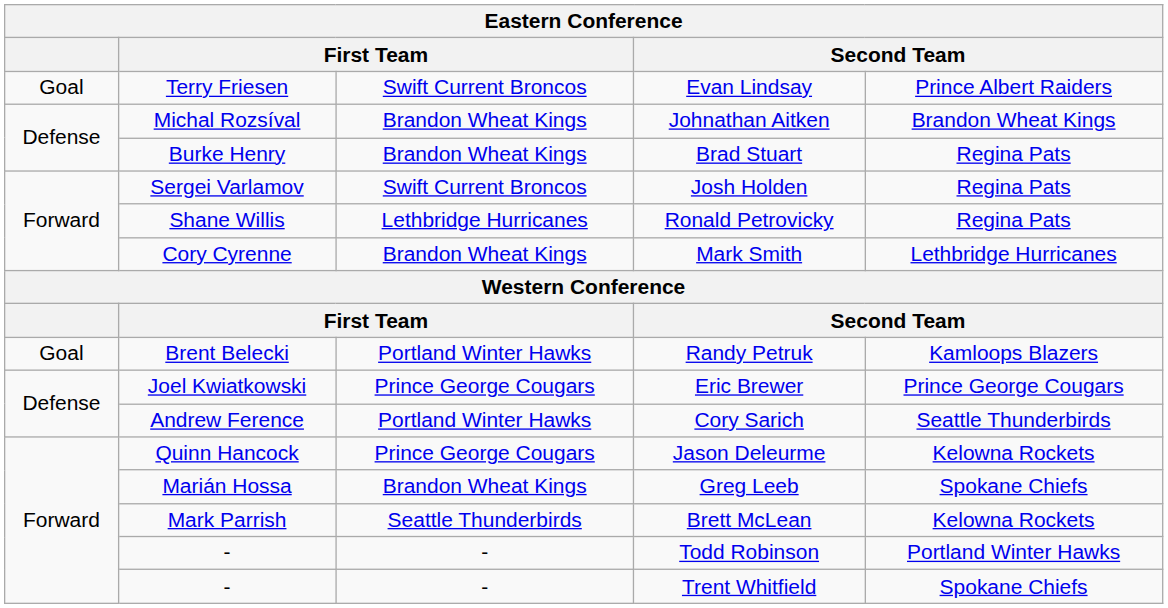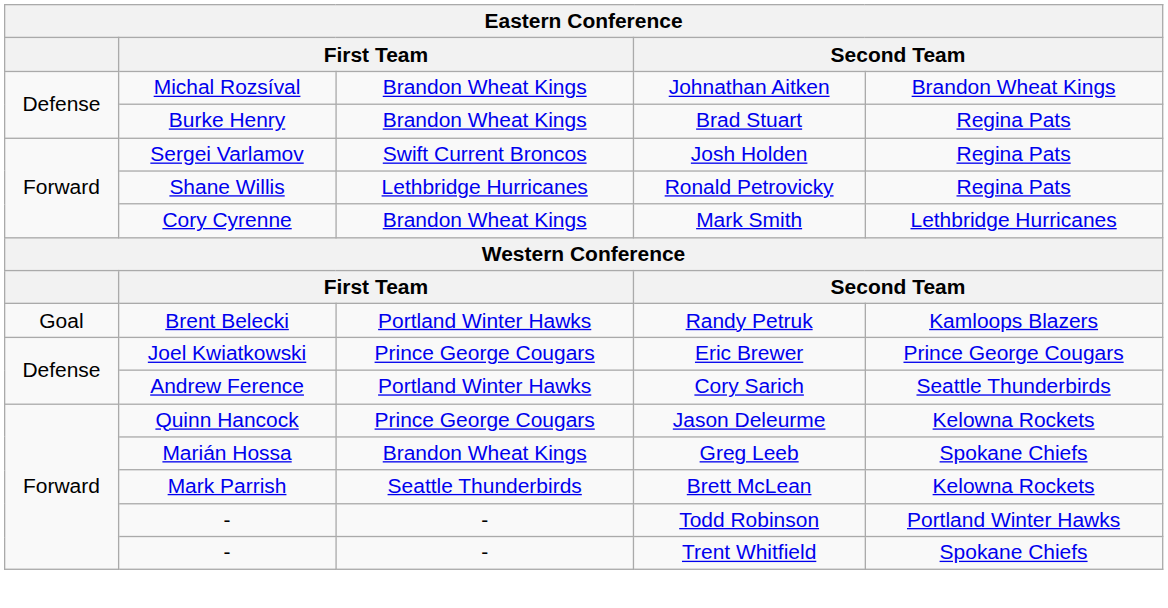- row: (749, 87)
